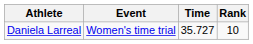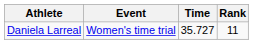(233, 31) 10 -> (233, 31) 11
